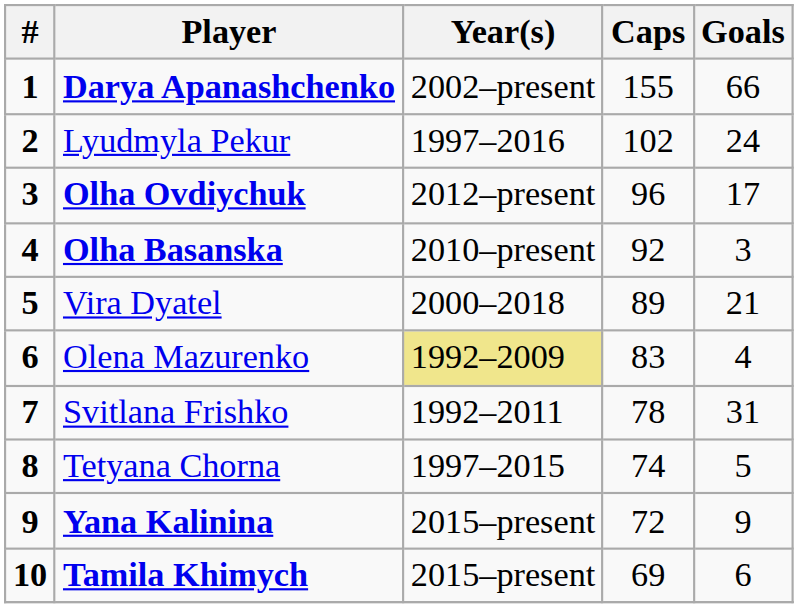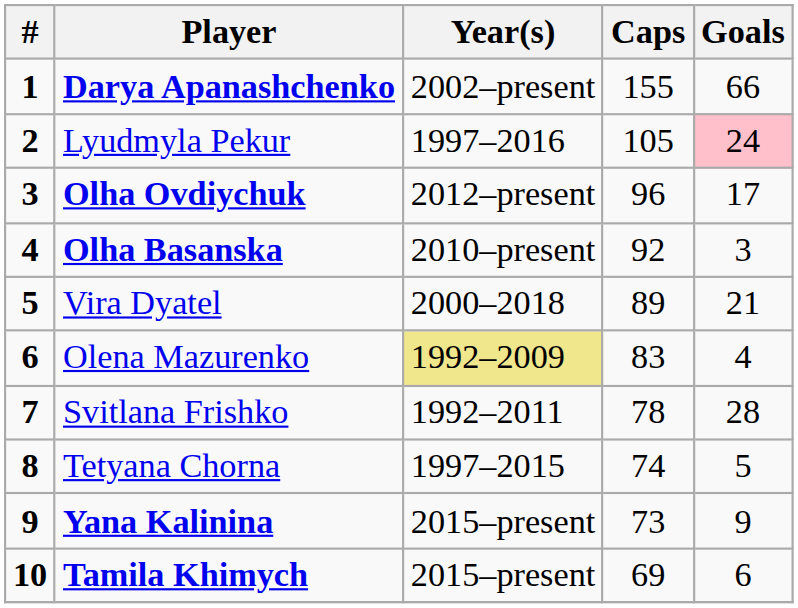(648, 140) 102 -> (648, 140) 105
(743, 140) no background -> (743, 140) pink background
(743, 411) 31 -> (743, 411) 28
(648, 520) 72 -> (648, 520) 73
